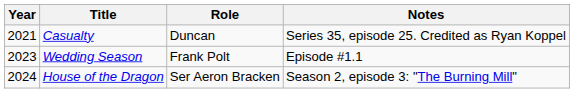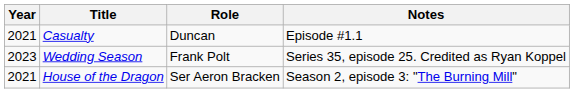(426, 35) Series 35, episode 25. Credited as Ryan Koppel -> (324, 35) Episode #1.1
(324, 56) Episode #1.1 -> (426, 56) Series 35, episode 25. Credited as Ryan Koppel
(22, 77) 2024 -> (22, 77) 2021
